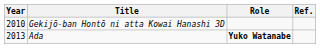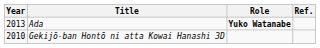rows swapped: (127, 24) <-> (36, 37)
